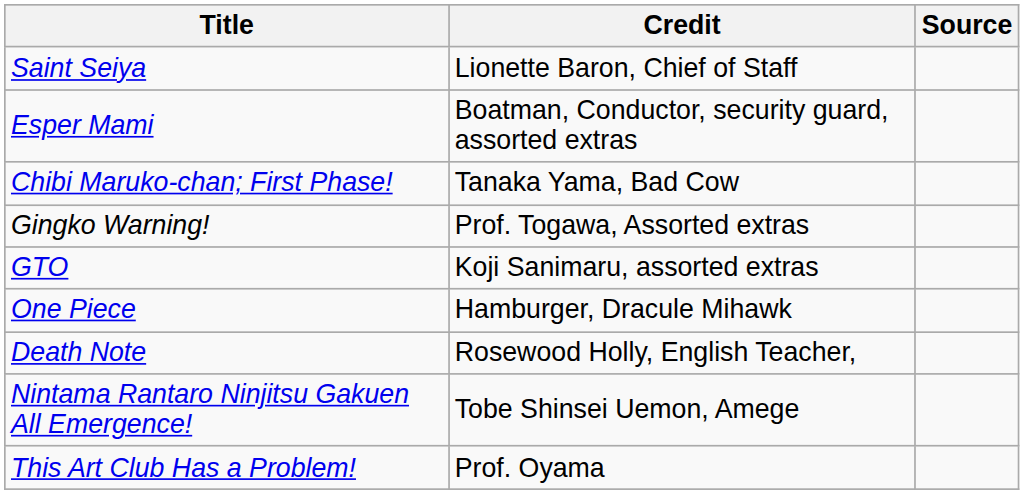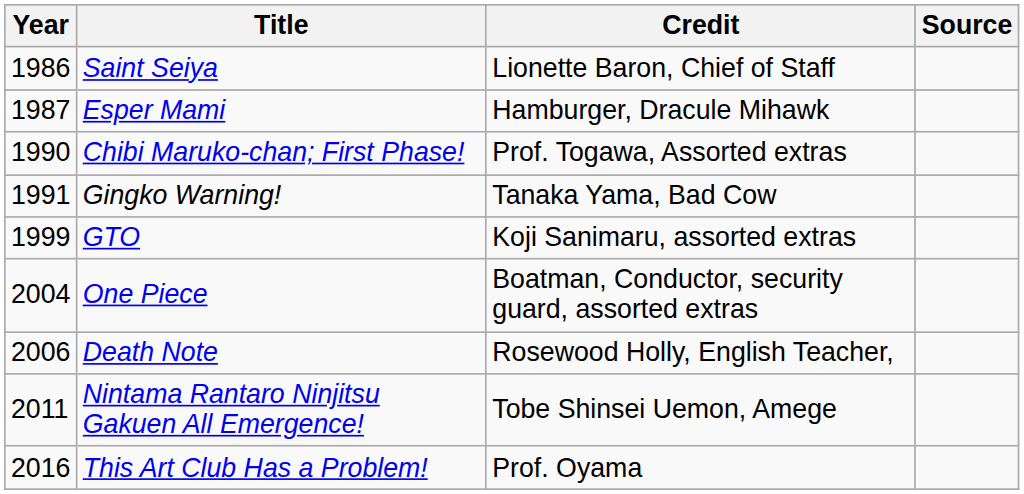+ column: (41, 25)
(672, 125) Boatman, Conductor, security guard, assorted extras -> (661, 110) Hamburger, Dracule Mihawk
(597, 182) Tanaka Yama, Bad Cow -> (670, 152) Prof. Togawa, Assorted extras
(632, 225) Prof. Togawa, Assorted extras -> (634, 195) Tanaka Yama, Bad Cow
(623, 310) Hamburger, Dracule Mihawk -> (668, 294) Boatman, Conductor, security guard, assorted extras
